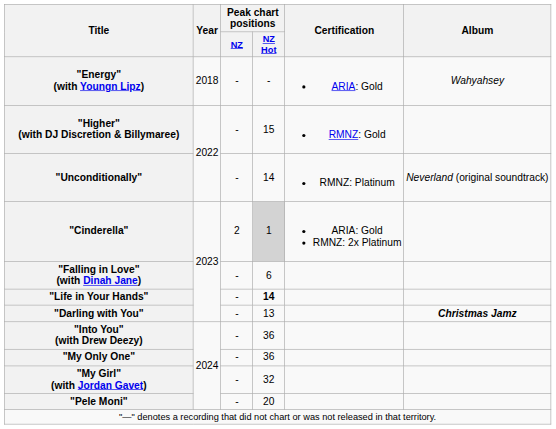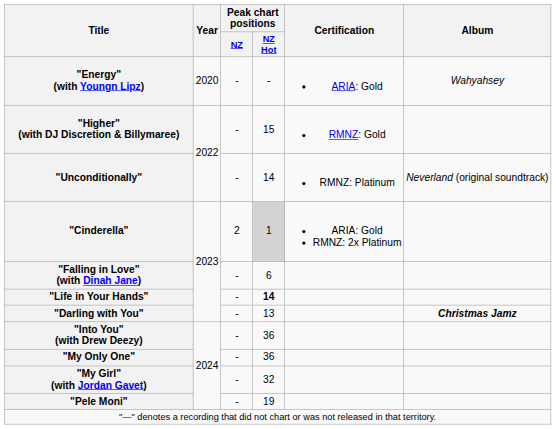(207, 81) 2018 -> (207, 81) 2020
(269, 401) 20 -> (269, 401) 19
